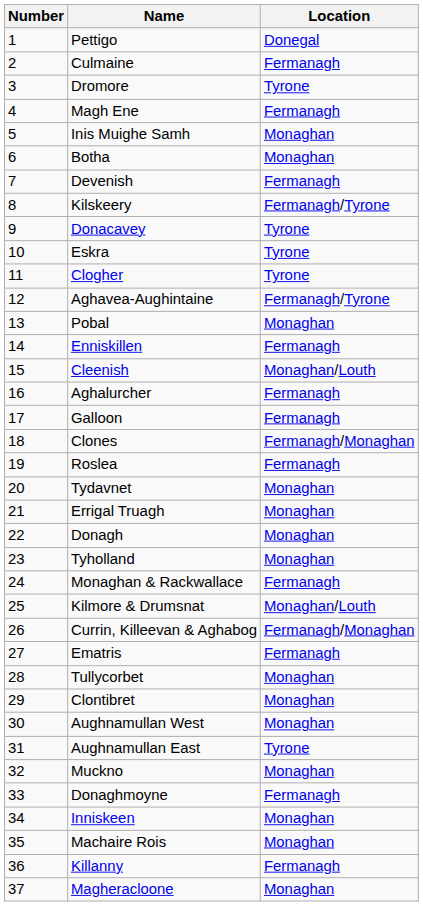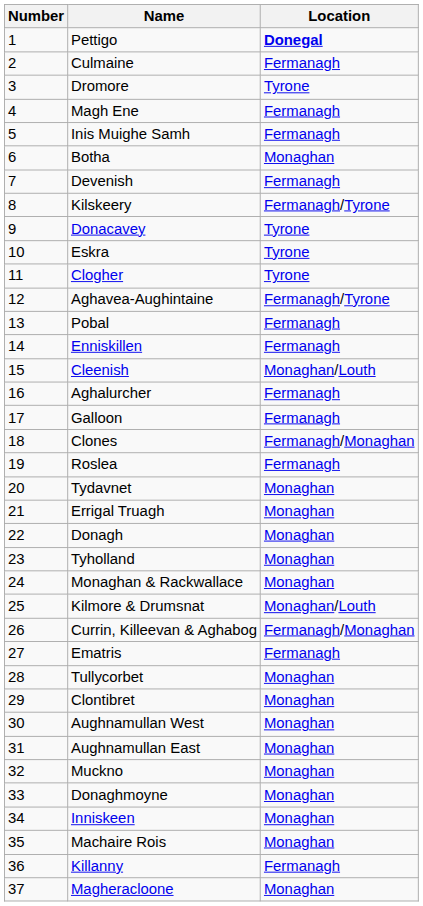(292, 39) normal -> (293, 39) bold
(299, 134) Monaghan -> (302, 134) Fermanagh
(299, 323) Monaghan -> (302, 323) Fermanagh
(302, 582) Fermanagh -> (299, 582) Monaghan
(287, 747) Tyrone -> (299, 747) Monaghan
(302, 795) Fermanagh -> (299, 795) Monaghan
